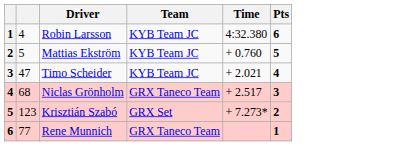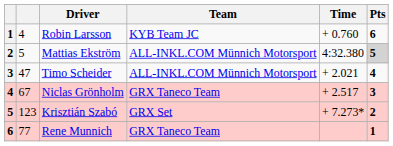(246, 34) 4:32.380 -> (340, 34) + 0.760
(164, 53) KYB Team JC -> (223, 53) ALL-INKL.COM Münnich Motorsport
(244, 53) + 0.760 -> (343, 53) 4:32.380
(276, 53) no background -> (373, 53) lightgrey background
(164, 73) KYB Team JC -> (223, 73) ALL-INKL.COM Münnich Motorsport
(24, 92) 68 -> (24, 92) 67
